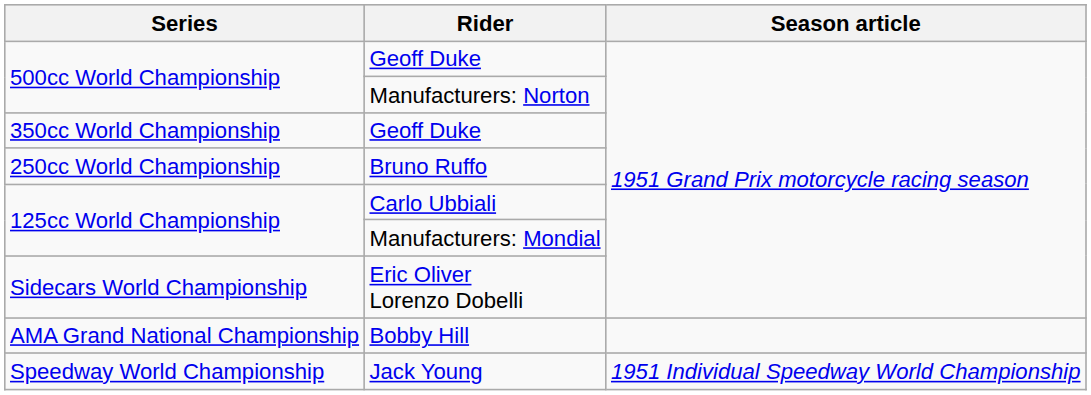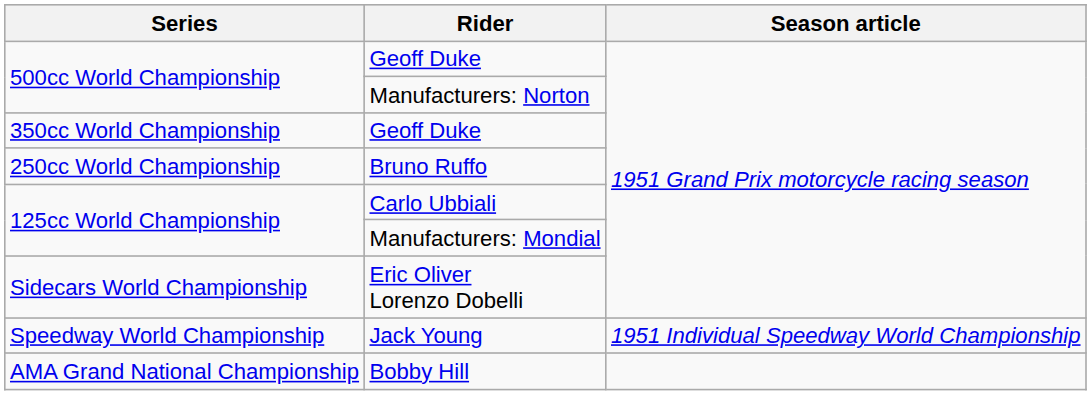rows swapped: (167, 371) <-> (185, 335)
